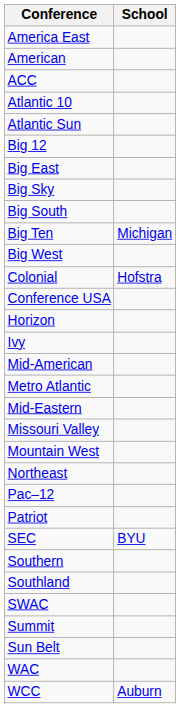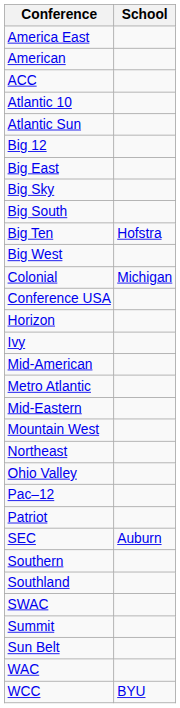(145, 233) Michigan -> (139, 233) Hofstra
(139, 277) Hofstra -> (145, 277) Michigan
- row: (53, 430)
+ row: (42, 473)
(131, 539) BYU -> (139, 539) Auburn
(139, 691) Auburn -> (131, 691) BYU
